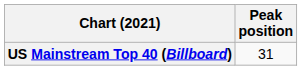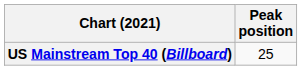(266, 53) 31 -> (266, 53) 25
